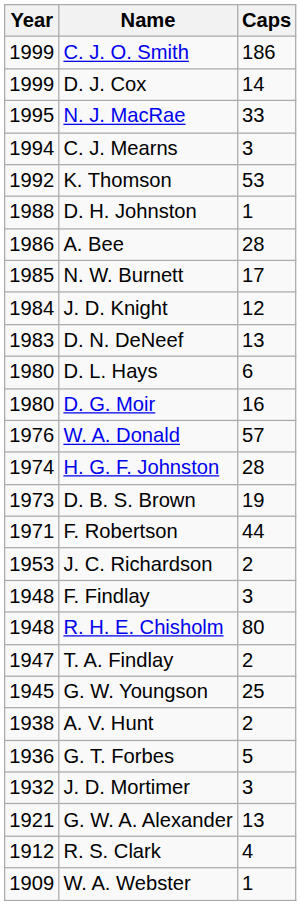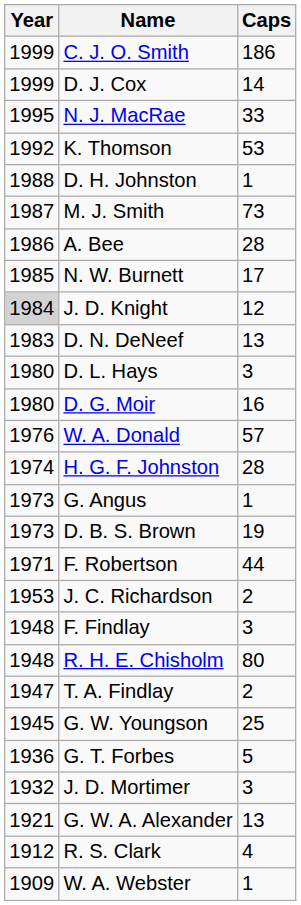- row: (121, 148)
+ row: (114, 212)
(32, 308) no background -> (32, 308) lightgrey background
(248, 372) 6 -> (248, 372) 3
+ row: (105, 500)
- row: (108, 723)
